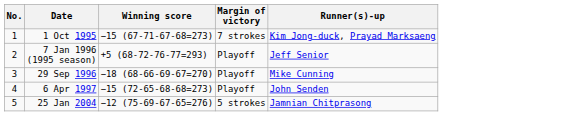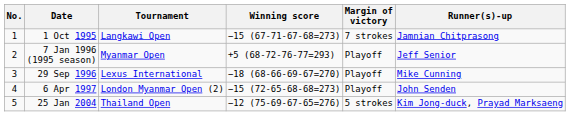+ column: (162, 17)
(353, 36) Kim Jong-duck, Prayad Marksaeng -> (448, 36) Jamnian Chitprasong
(321, 104) Jamnian Chitprasong -> (480, 104) Kim Jong-duck, Prayad Marksaeng
